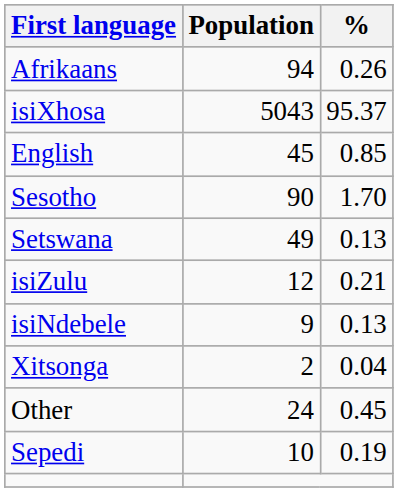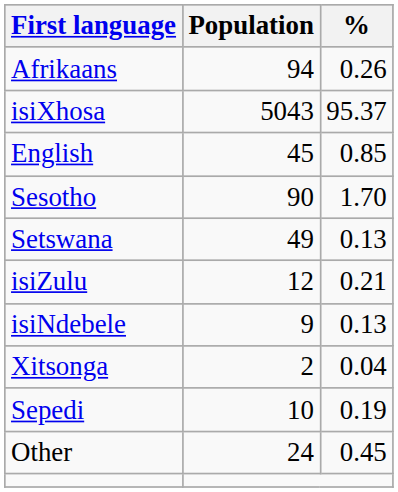rows swapped: (48, 452) <-> (42, 409)
